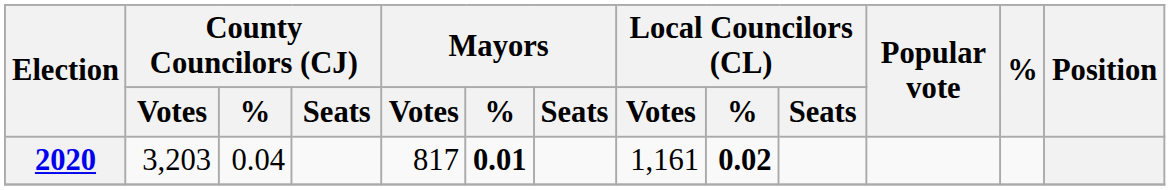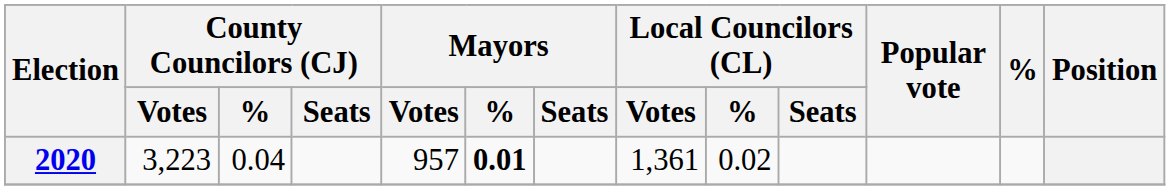(177, 160) 3,203 -> (177, 160) 3,223
(436, 160) 817 -> (436, 160) 957
(665, 160) 1,161 -> (665, 160) 1,361
(745, 160) bold -> (745, 160) normal
